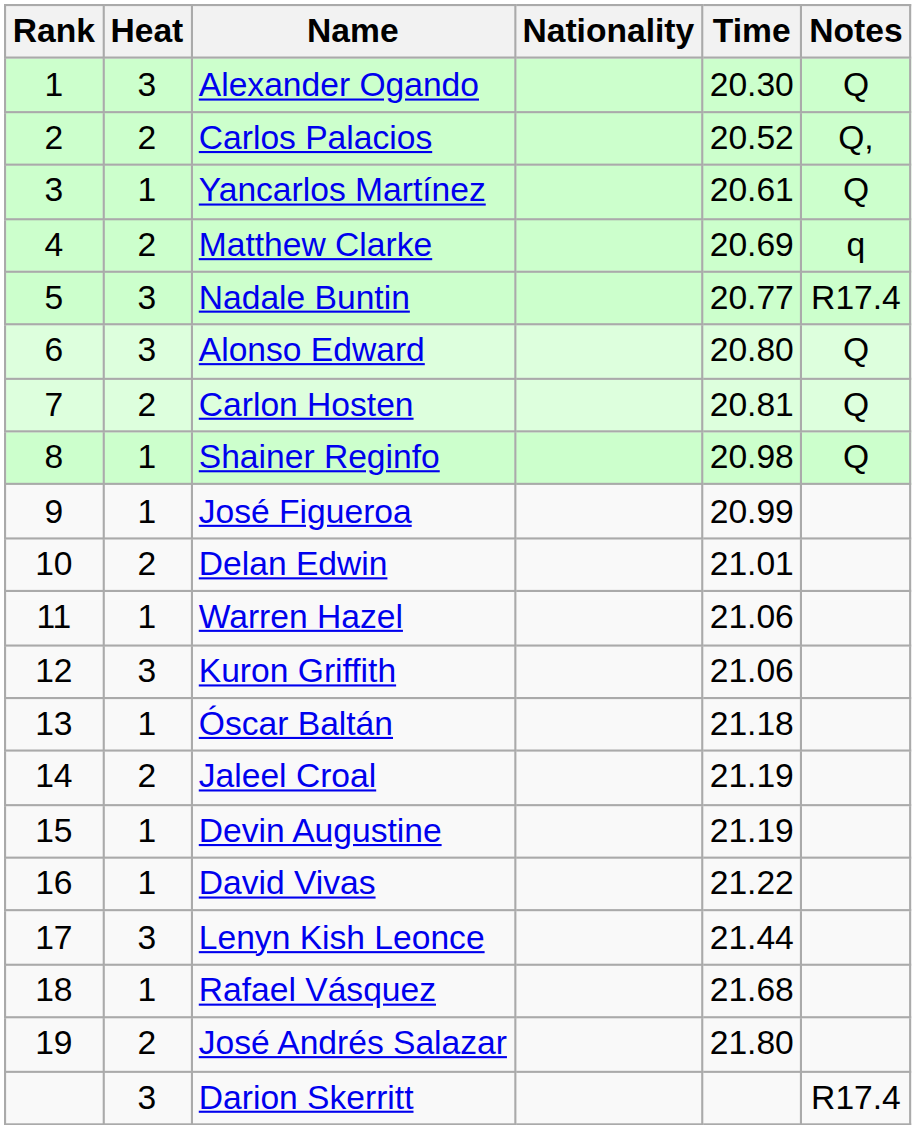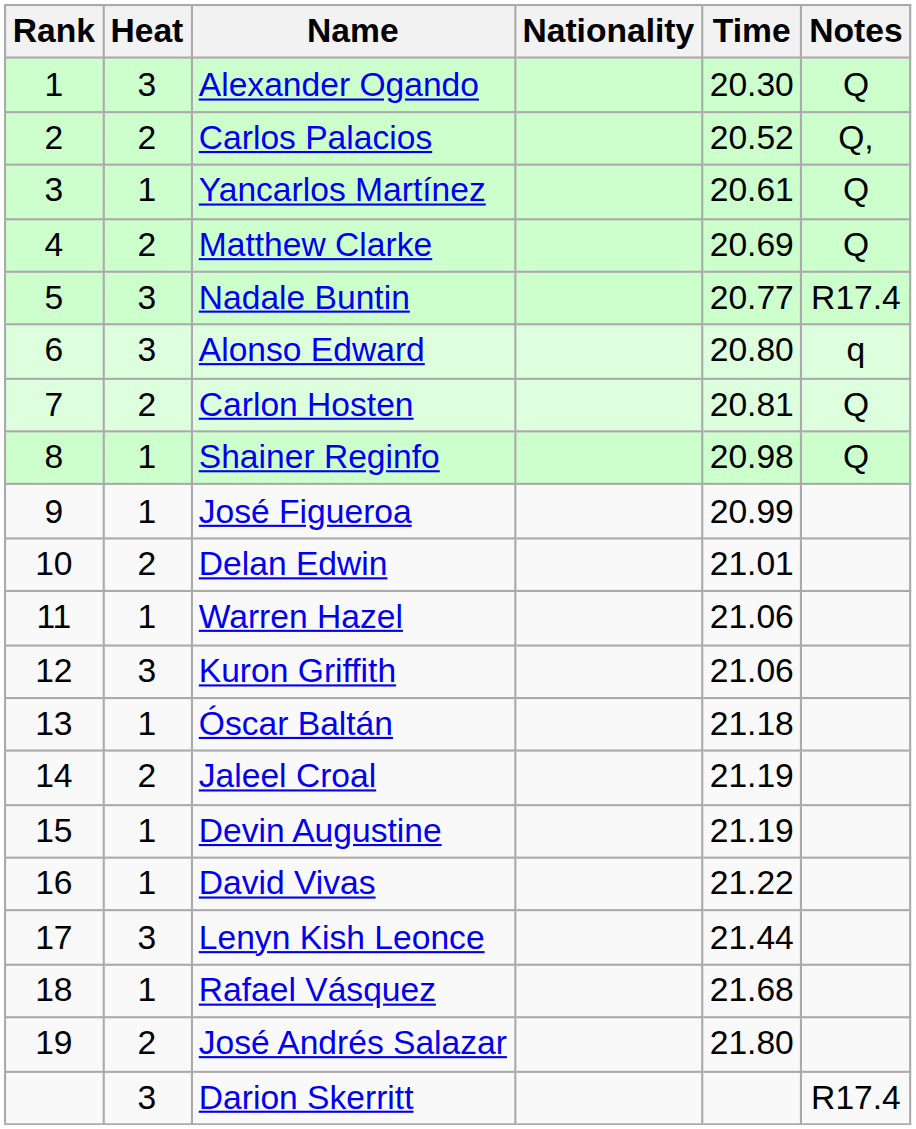(856, 244) q -> (856, 244) Q
(856, 350) Q -> (856, 350) q
